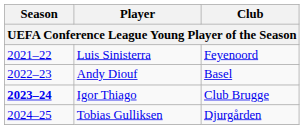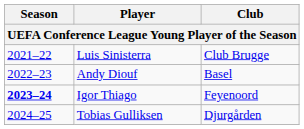(231, 54) Feyenoord -> (237, 54) Club Brugge
(237, 94) Club Brugge -> (231, 94) Feyenoord
